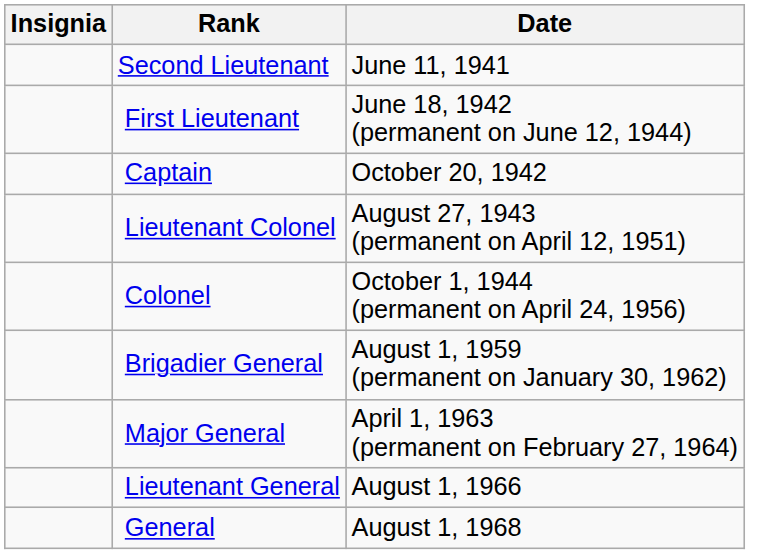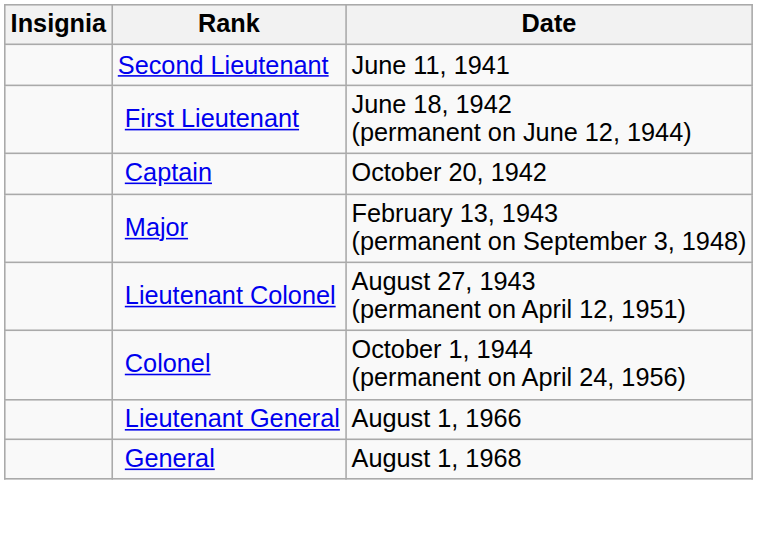+ row: (153, 227)
- row: (220, 364)
- row: (201, 433)
